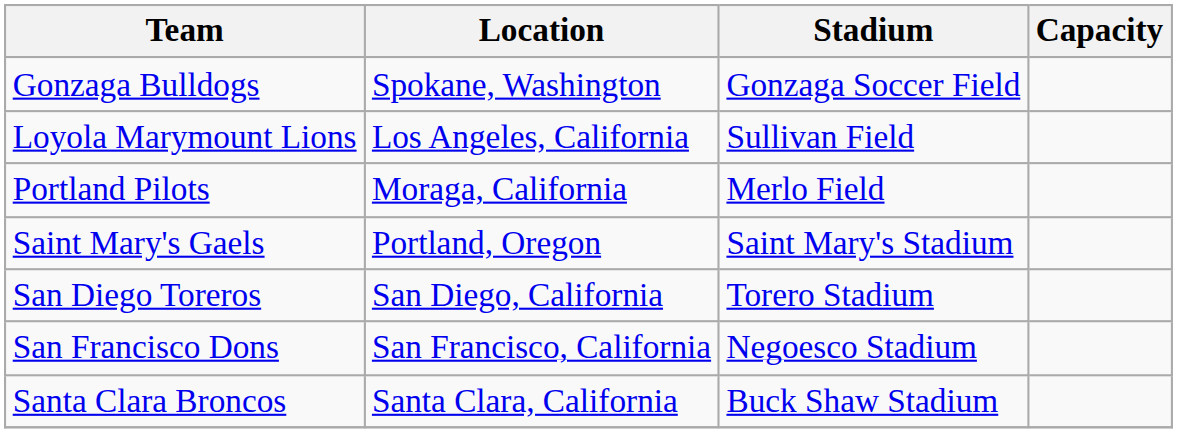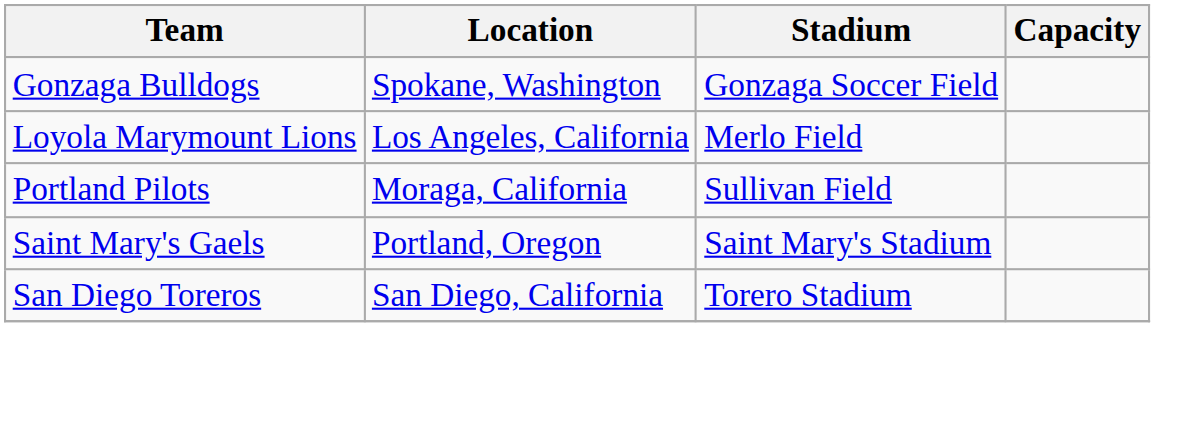(820, 136) Sullivan Field -> (783, 136) Merlo Field
(805, 189) Merlo Field -> (798, 189) Sullivan Field
- row: (146, 347)
- row: (150, 400)
